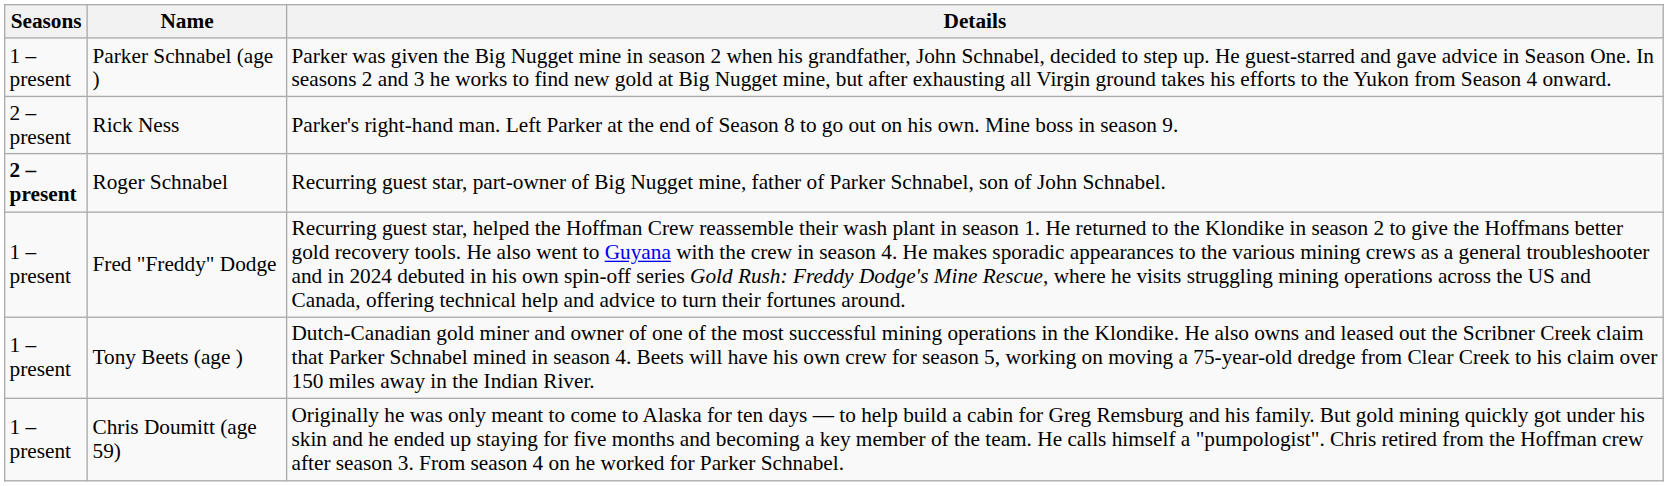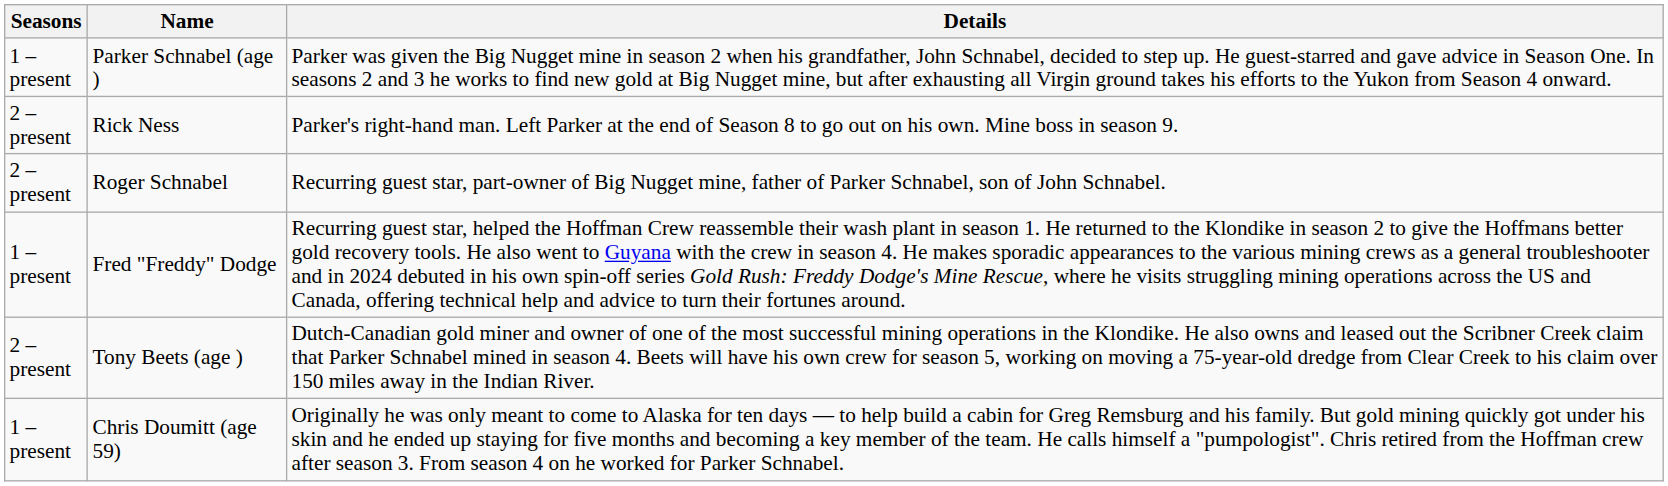(43, 182) bold -> (40, 182) normal
(40, 357) 1 – present -> (40, 357) 2 – present
